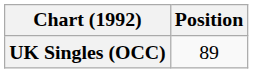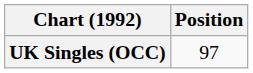(209, 51) 89 -> (209, 51) 97
